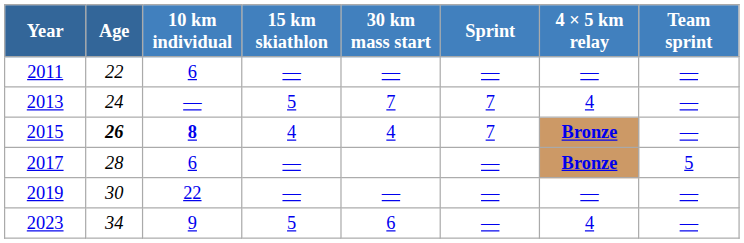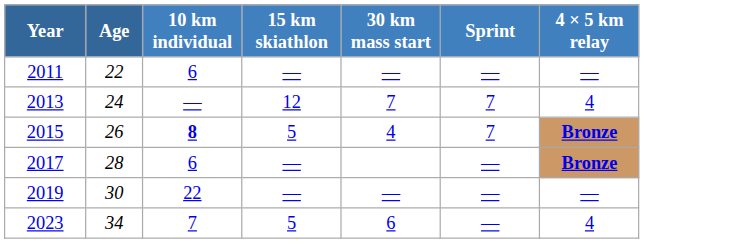- column: (689, 30)
(292, 102) 5 -> (292, 102) 12
(114, 132) bold -> (114, 132) normal
(292, 132) 4 -> (292, 132) 5
(192, 223) 9 -> (192, 223) 7
